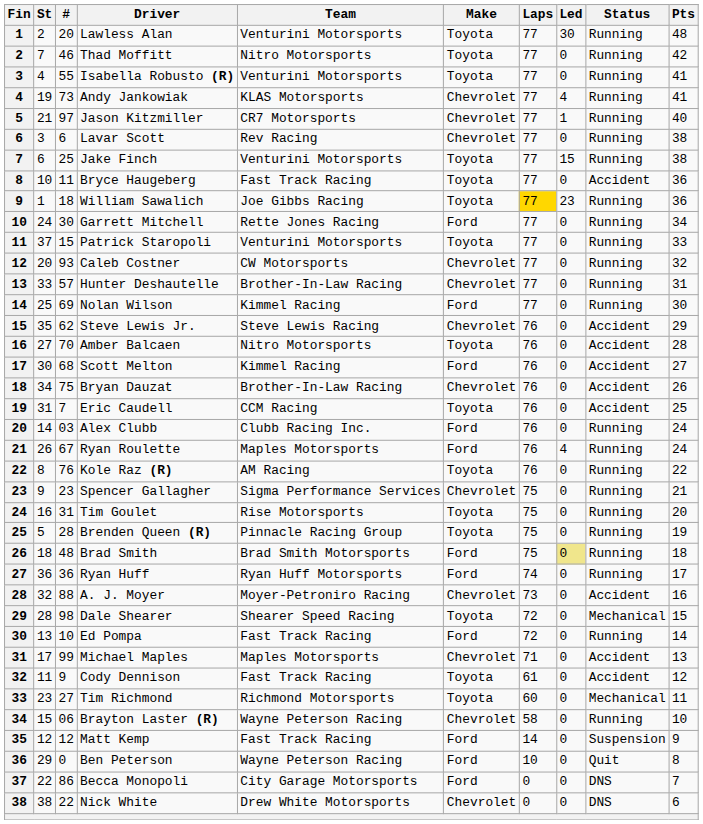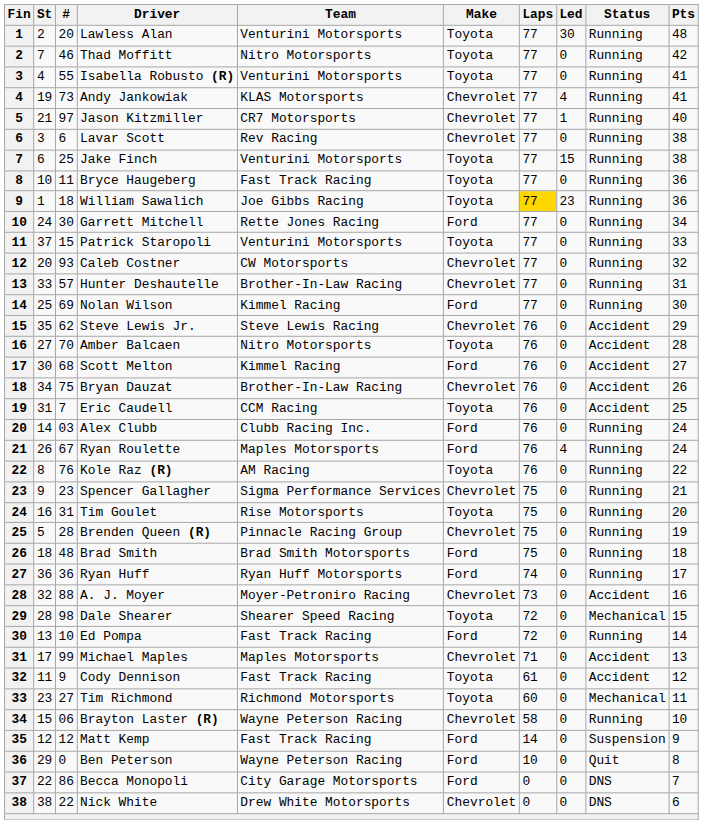(619, 181) Accident -> (616, 181) Running
(470, 534) Toyota -> (482, 534) Chevrolet
(563, 554) khaki background -> (563, 554) no background
